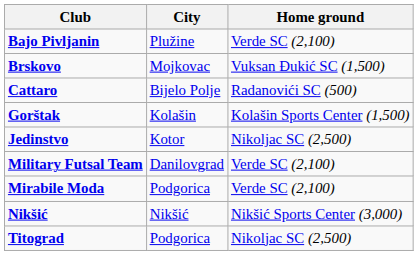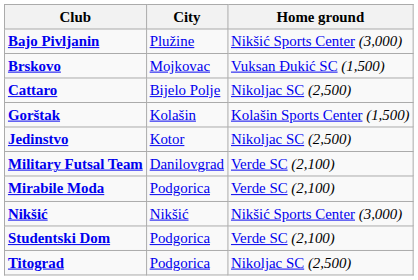(283, 41) Verde SC (2,100) -> (317, 41) Nikšić Sports Center (3,000)
(294, 90) Radanovići SC (500) -> (291, 90) Nikoljac SC (2,500)
+ row: (59, 238)
